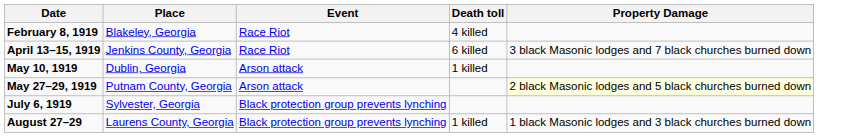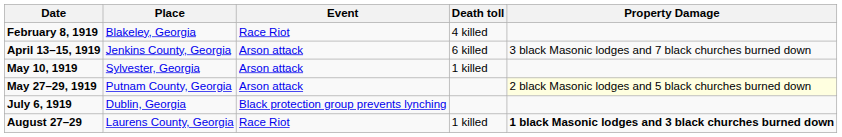(264, 50) Race Riot -> (271, 50) Arson attack
(146, 68) Dublin, Georgia -> (153, 68) Sylvester, Georgia
(153, 104) Sylvester, Georgia -> (146, 104) Dublin, Georgia
(343, 123) Black protection group prevents lynching -> (264, 123) Race Riot
(660, 123) normal -> (672, 123) bold
